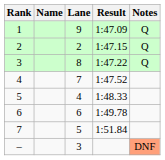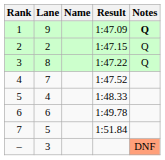columns swapped: (79, 12) <-> (49, 12)
(145, 29) normal -> (145, 29) bold
